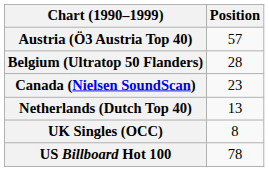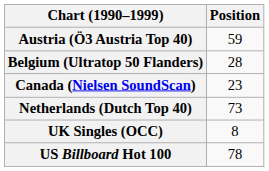(235, 39) 57 -> (235, 39) 59
(235, 108) 13 -> (235, 108) 73
